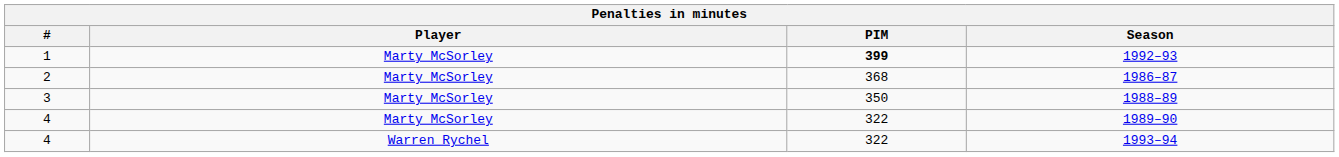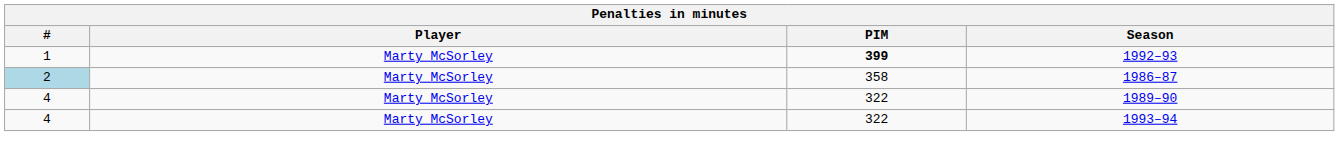(47, 78) no background -> (47, 78) lightblue background
(877, 78) 368 -> (877, 78) 358
- row: (1150, 99)
(438, 141) Warren Rychel -> (438, 120) Marty McSorley
